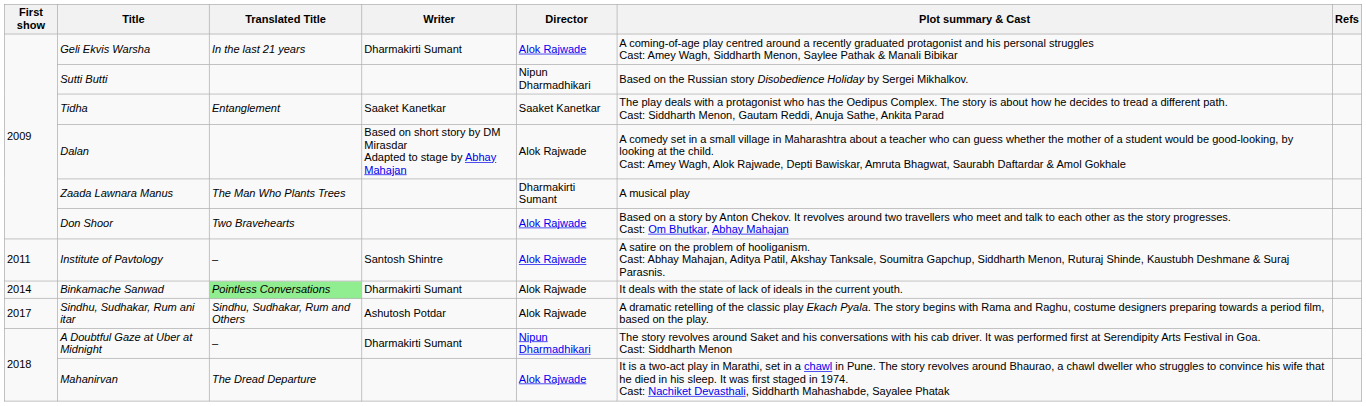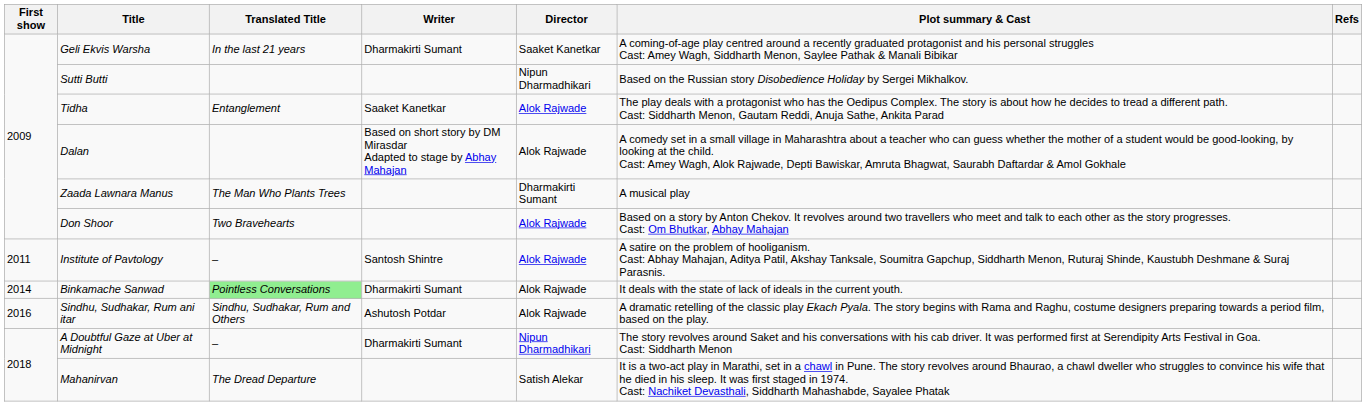(553, 49) Alok Rajwade -> (560, 49) Saaket Kanetkar
(560, 109) Saaket Kanetkar -> (553, 109) Alok Rajwade
(19, 313) 2017 -> (19, 313) 2016
(553, 379) Alok Rajwade -> (551, 379) Satish Alekar
